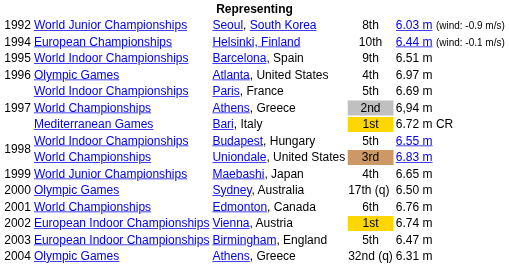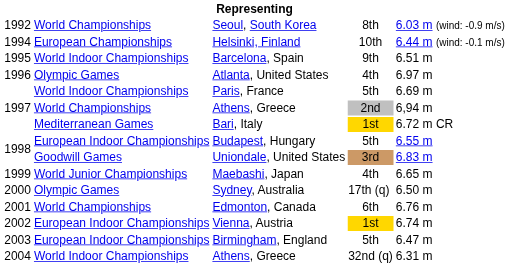(111, 25) World Junior Championships -> (93, 25) World Championships
(111, 141) World Indoor Championships -> (122, 141) European Indoor Championships
(93, 157) World Championships -> (78, 157) Goodwill Games
(77, 256) Olympic Games -> (111, 256) World Indoor Championships
